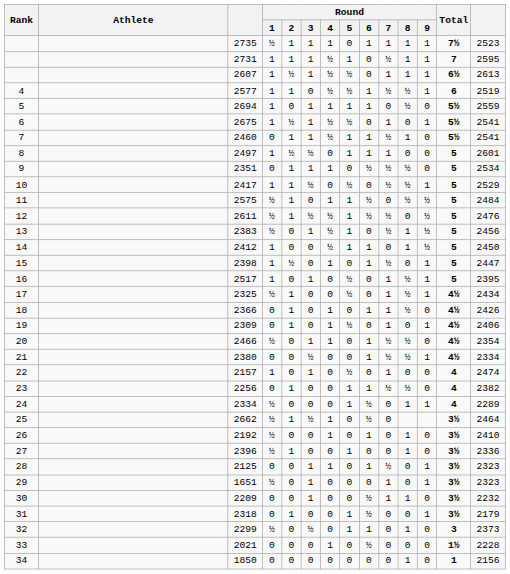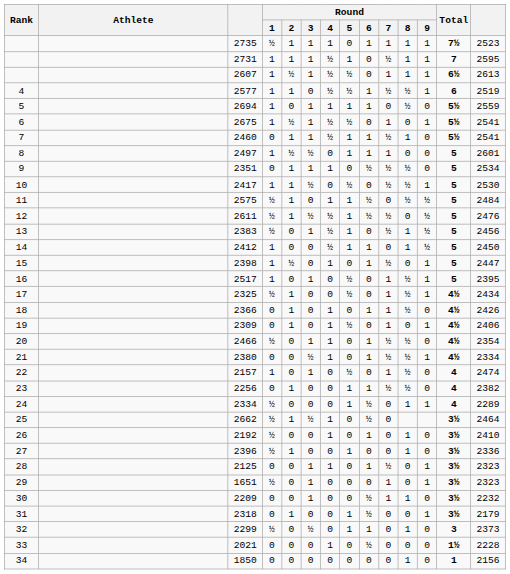(488, 185) 2529 -> (488, 185) 2530
(330, 357) 0 -> (330, 357) 1
(408, 373) 0 -> (408, 373) ½
